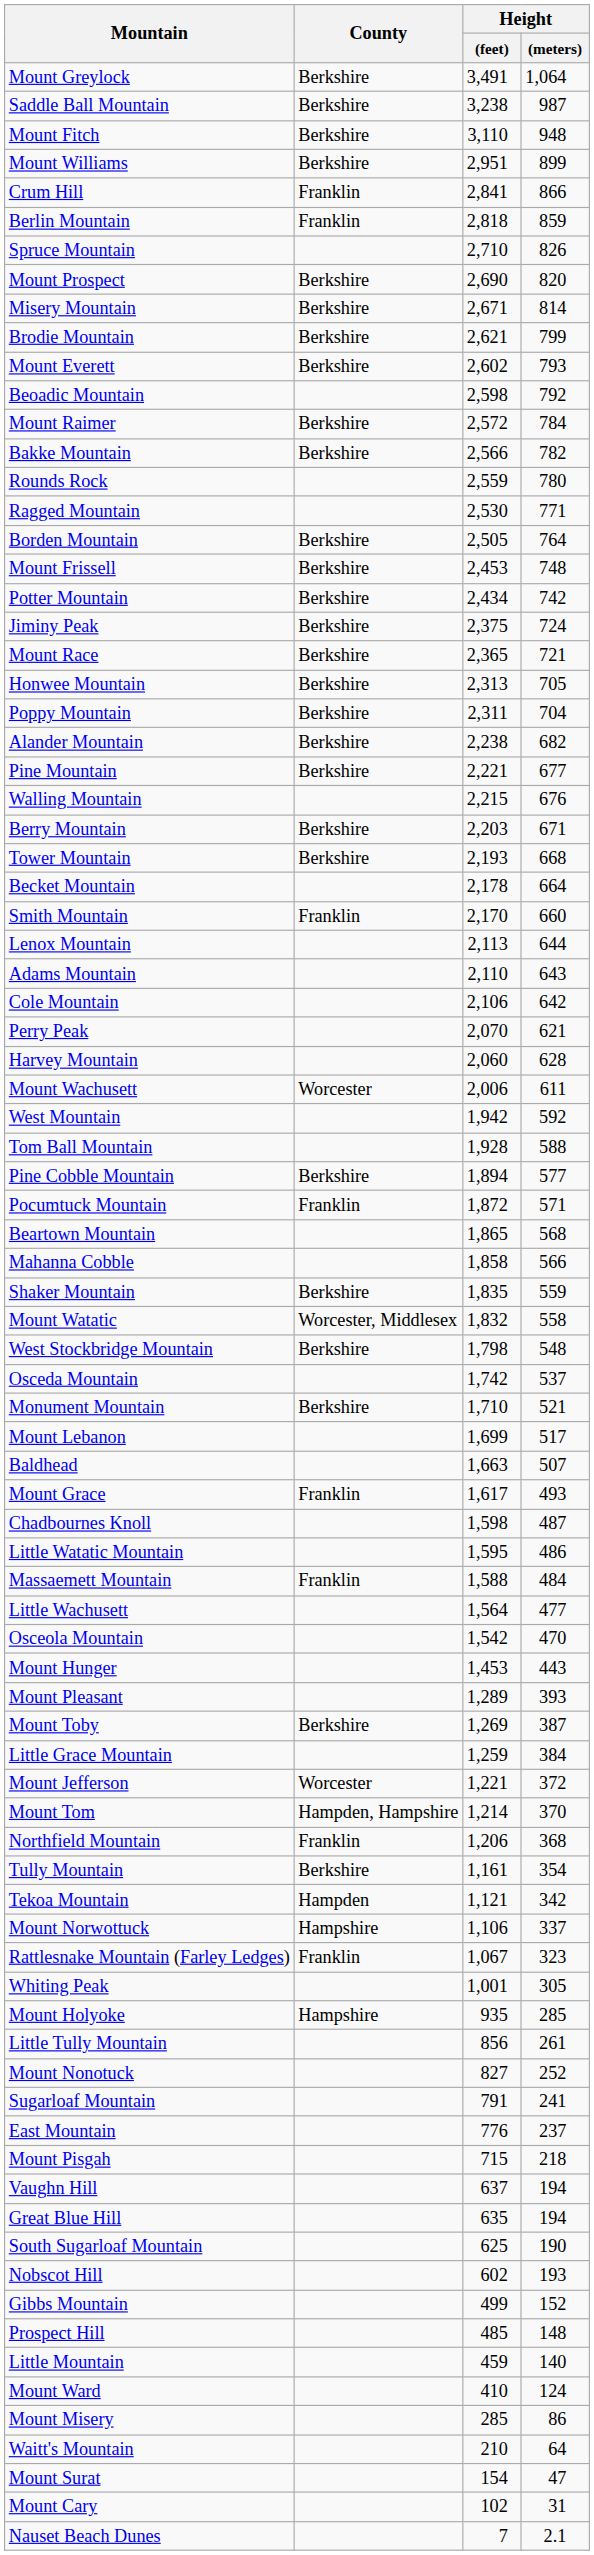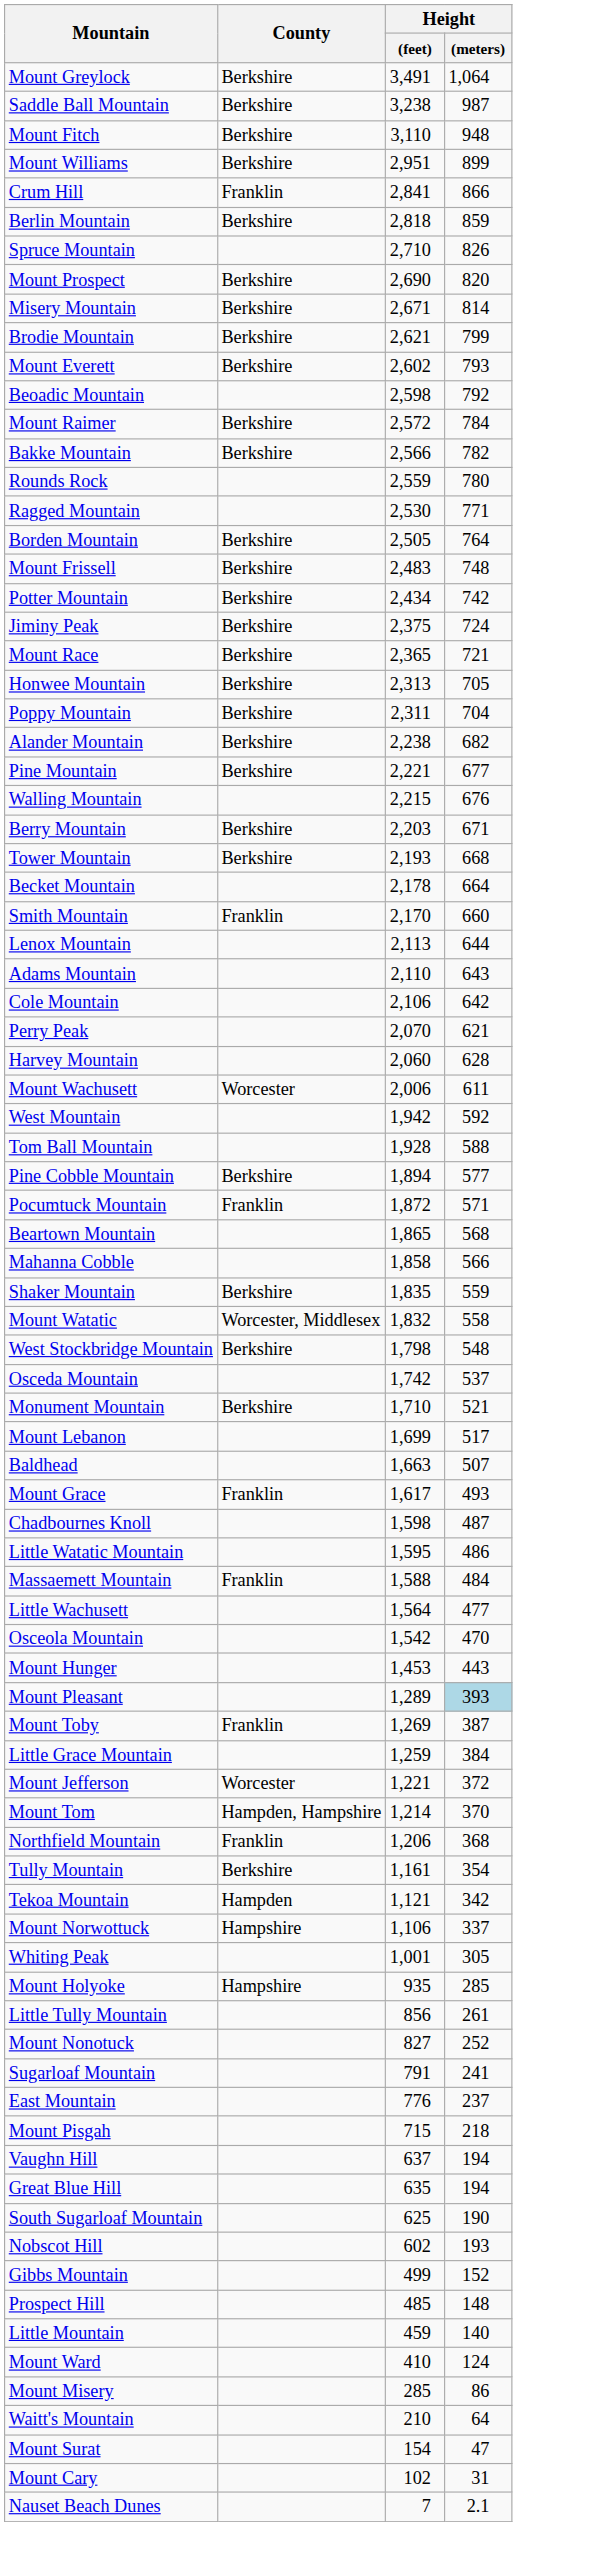(329, 221) Franklin -> (257, 221) Berkshire
(492, 568) 2,453 -> (415, 568) 2,483
(562, 1696) no background -> (485, 1696) lightblue background
(334, 1725) Berkshire -> (252, 1725) Franklin
- row: (149, 1957)
